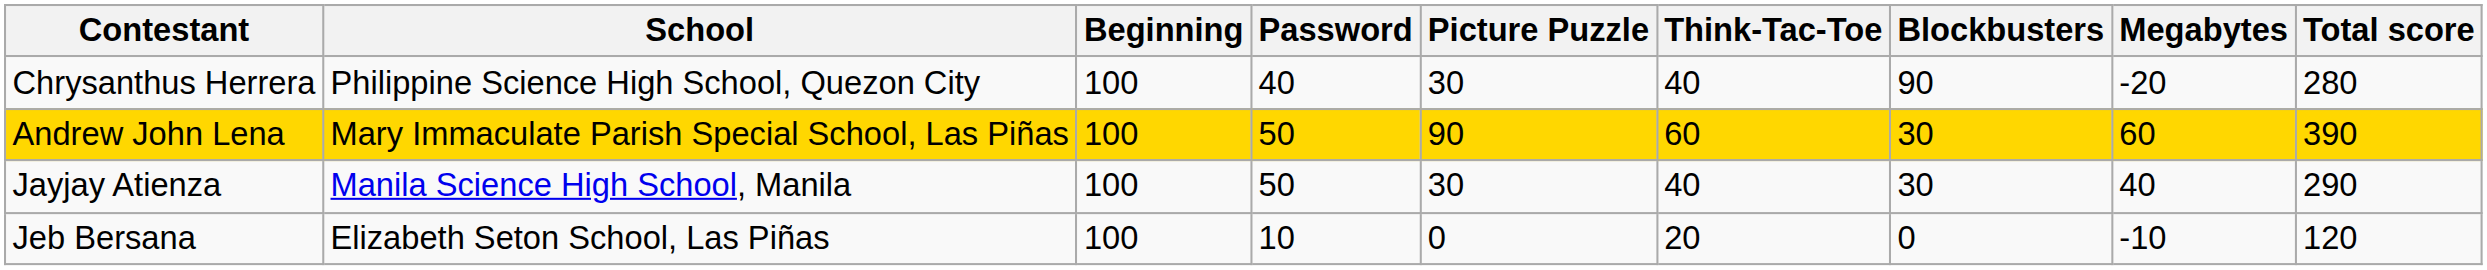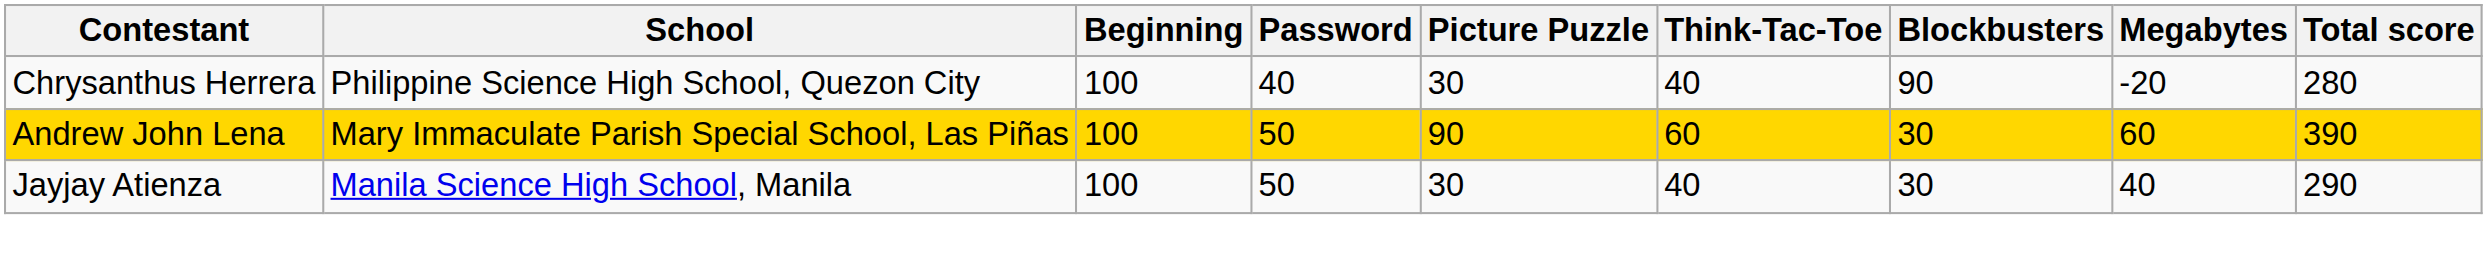- row: (104, 237)
